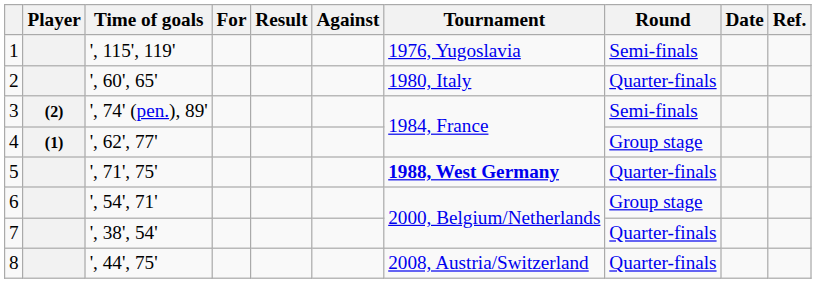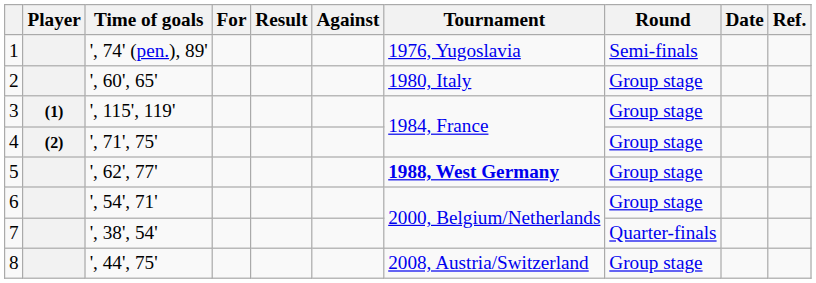(133, 50) ', 115', 119' -> (149, 50) ', 74' (pen.), 89'
(663, 80) Quarter-finals -> (656, 80) Group stage
(54, 112) (2) -> (54, 112) (1)
(149, 111) ', 74' (pen.), 89' -> (133, 111) ', 115', 119'
(654, 111) Semi-finals -> (656, 111) Group stage
(54, 142) (1) -> (54, 142) (2)
(124, 141) ', 62', 77' -> (124, 141) ', 71', 75'
(124, 171) ', 71', 75' -> (124, 171) ', 62', 77'
(663, 171) Quarter-finals -> (656, 171) Group stage
(663, 263) Quarter-finals -> (656, 263) Group stage
